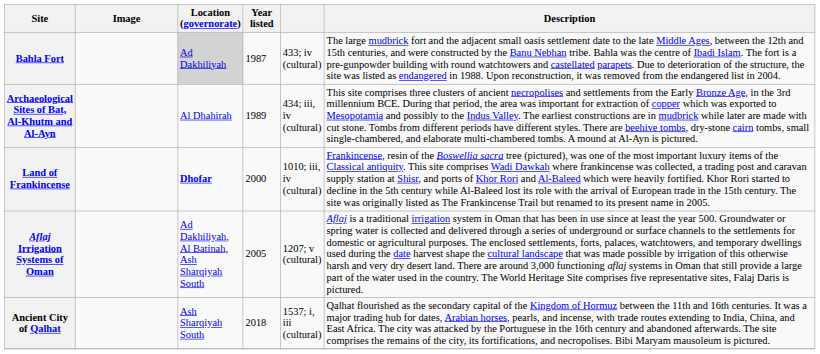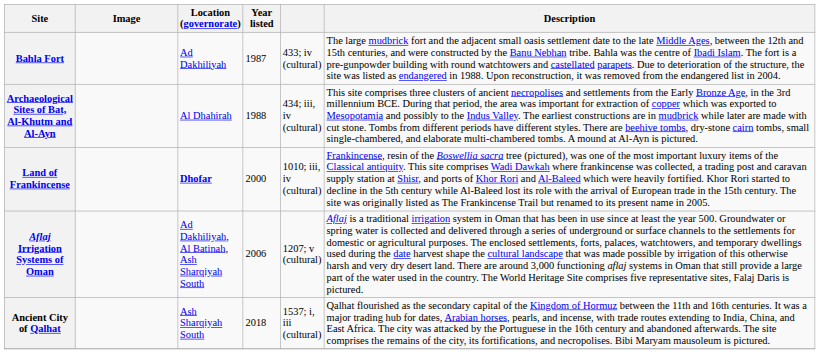(203, 58) lightgrey background -> (203, 58) no background
(256, 115) 1989 -> (256, 115) 1988
(256, 254) 2005 -> (256, 254) 2006
